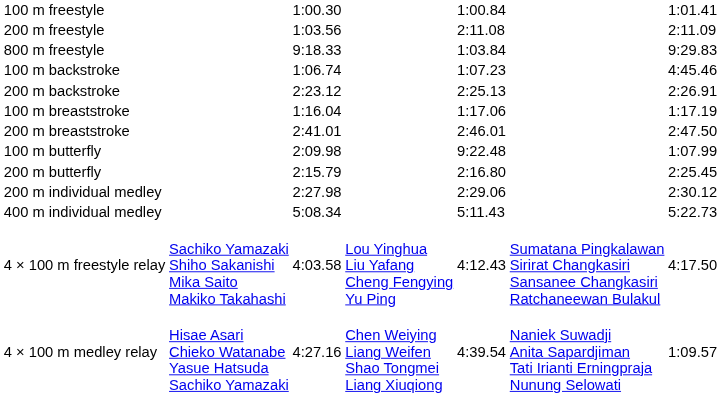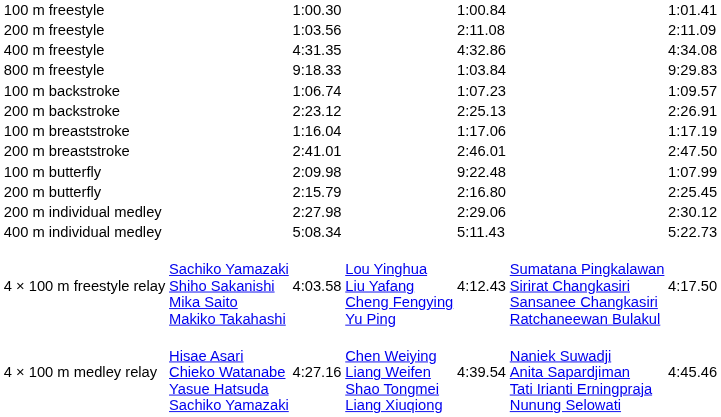+ row: (54, 50)
(693, 70) 4:45.46 -> (693, 91) 1:09.57
(693, 352) 1:09.57 -> (693, 372) 4:45.46
